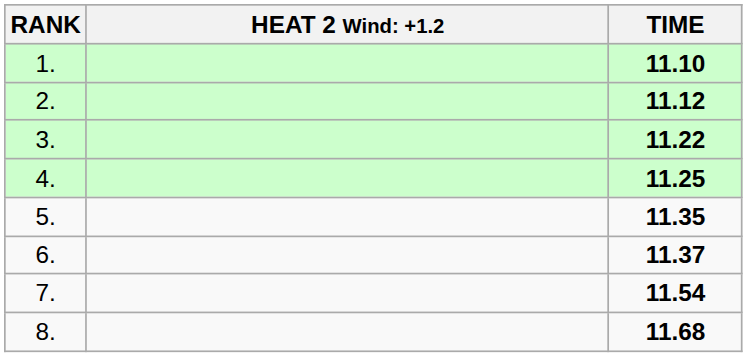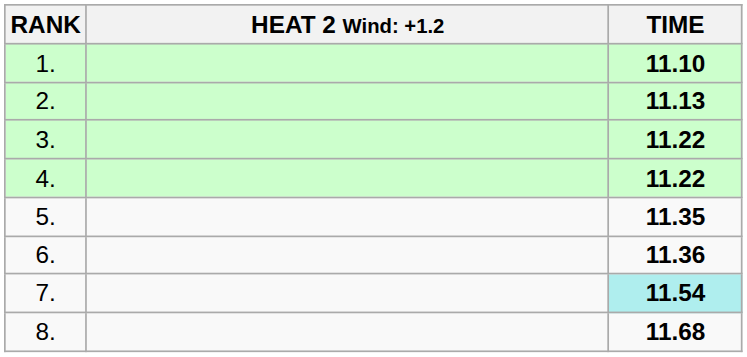(676, 101) 11.12 -> (676, 101) 11.13
(676, 178) 11.25 -> (676, 178) 11.22
(676, 255) 11.37 -> (676, 255) 11.36
(676, 294) no background -> (676, 294) paleturquoise background
